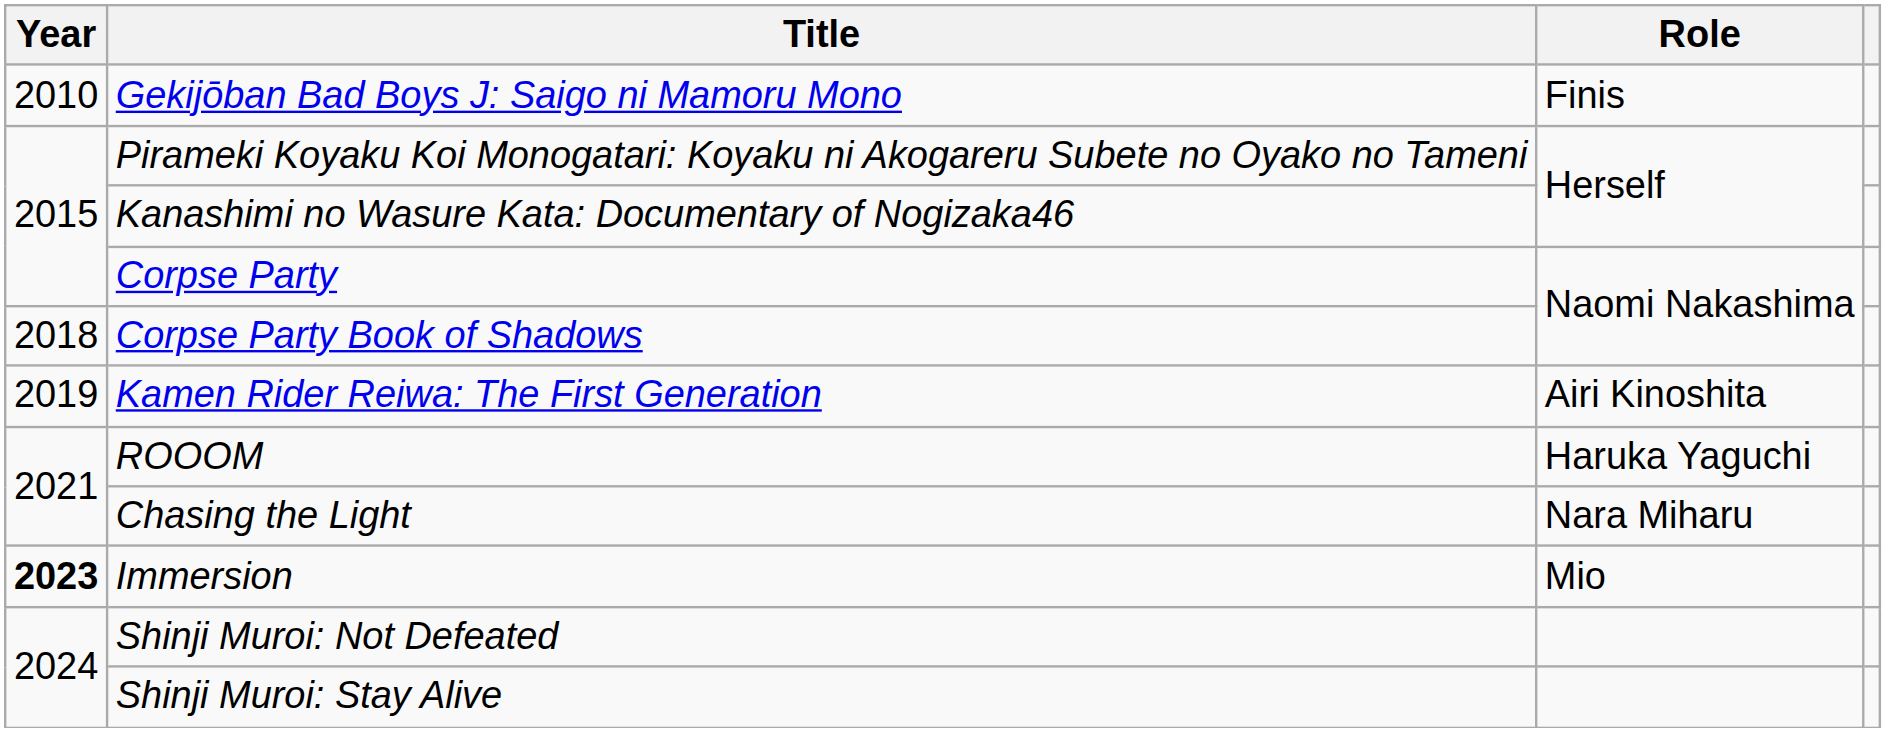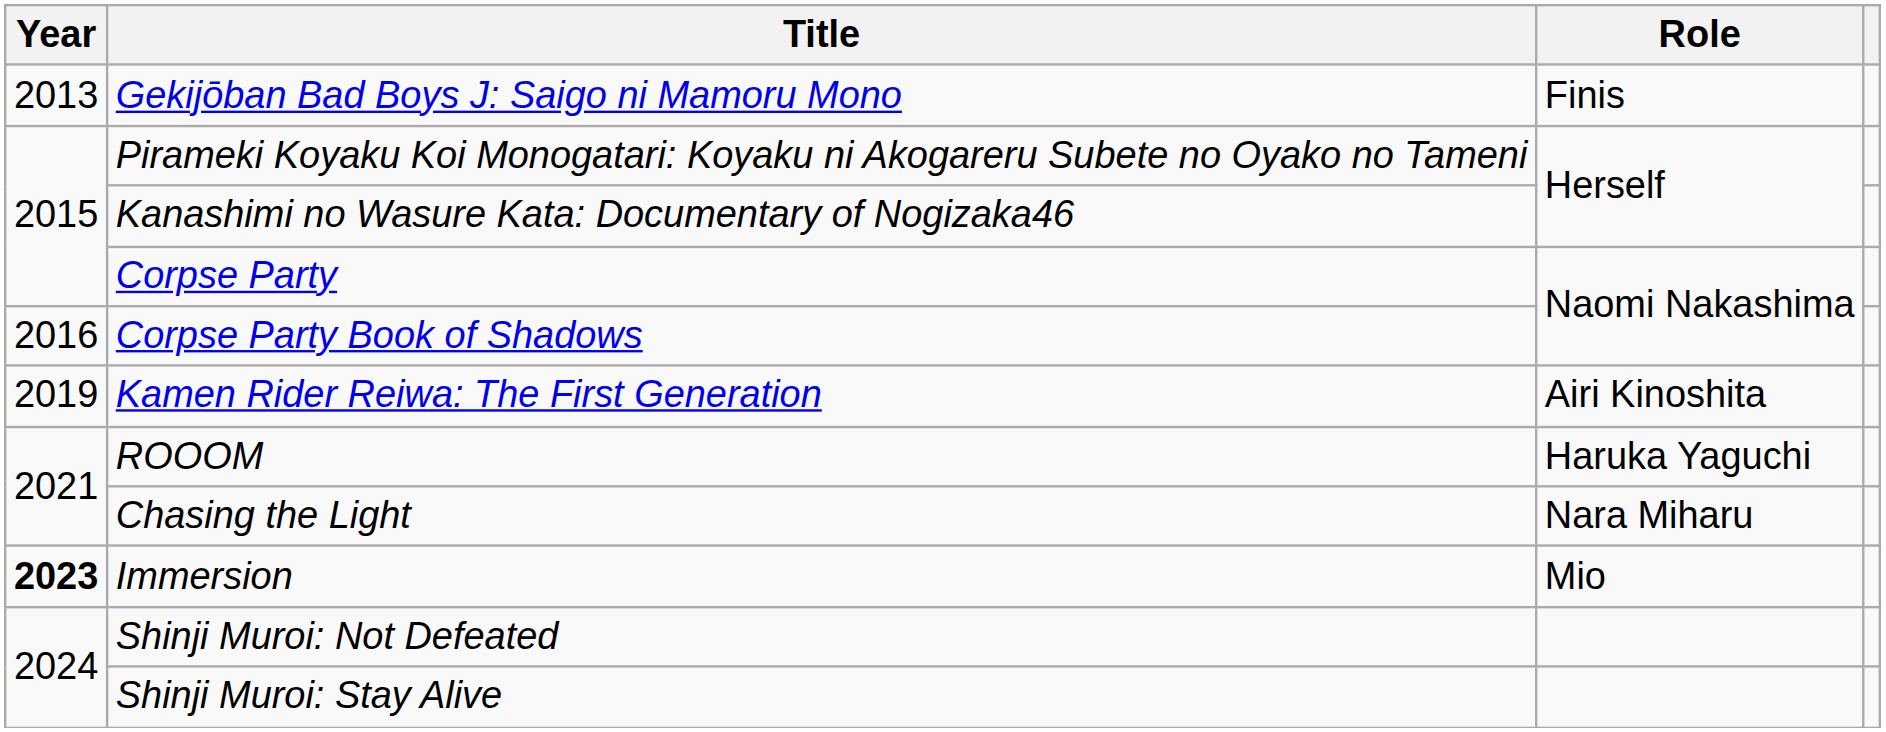(56, 94) 2010 -> (56, 94) 2013
(56, 335) 2018 -> (56, 335) 2016
